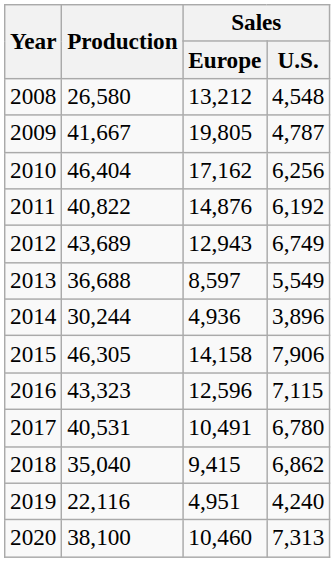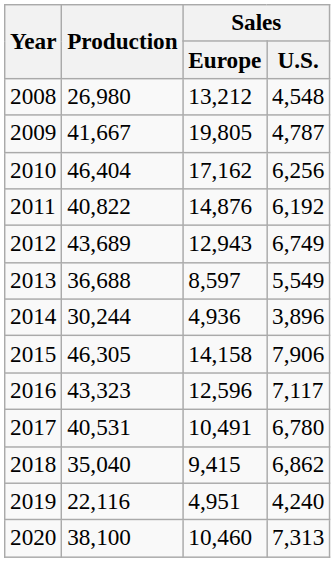(99, 96) 26,580 -> (99, 96) 26,980
(298, 390) 7,115 -> (298, 390) 7,117
